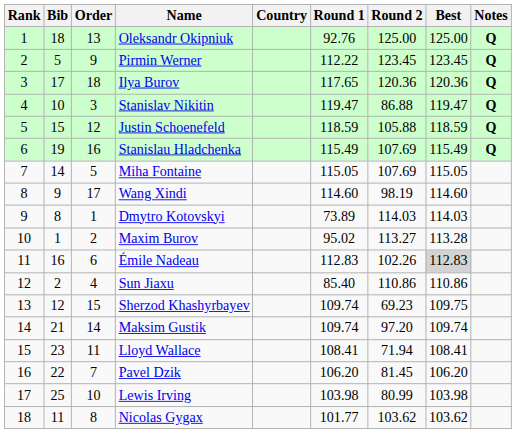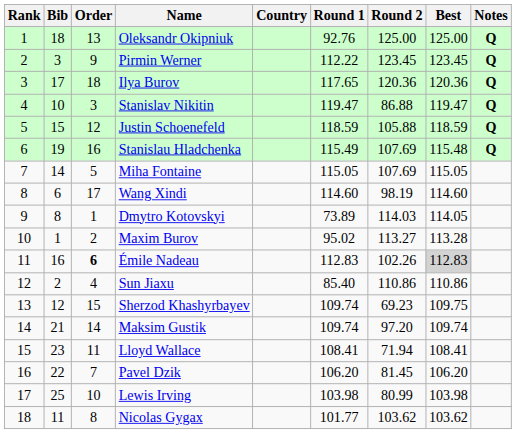(58, 60) 5 -> (58, 60) 3
(448, 149) 115.49 -> (448, 149) 115.48
(58, 194) 9 -> (58, 194) 6
(448, 216) 114.03 -> (448, 216) 114.05
(93, 261) normal -> (93, 261) bold
